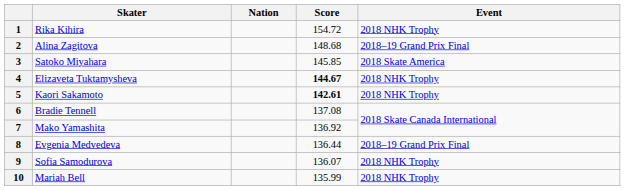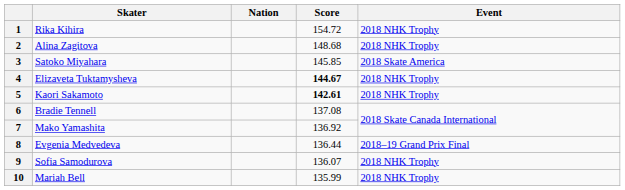(415, 45) 2018–19 Grand Prix Final -> (400, 45) 2018 NHK Trophy
